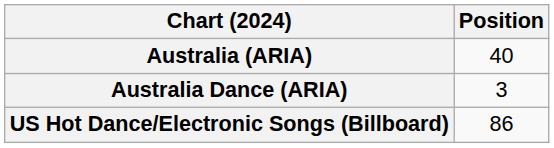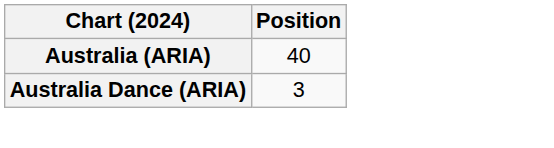- row: (229, 124)
